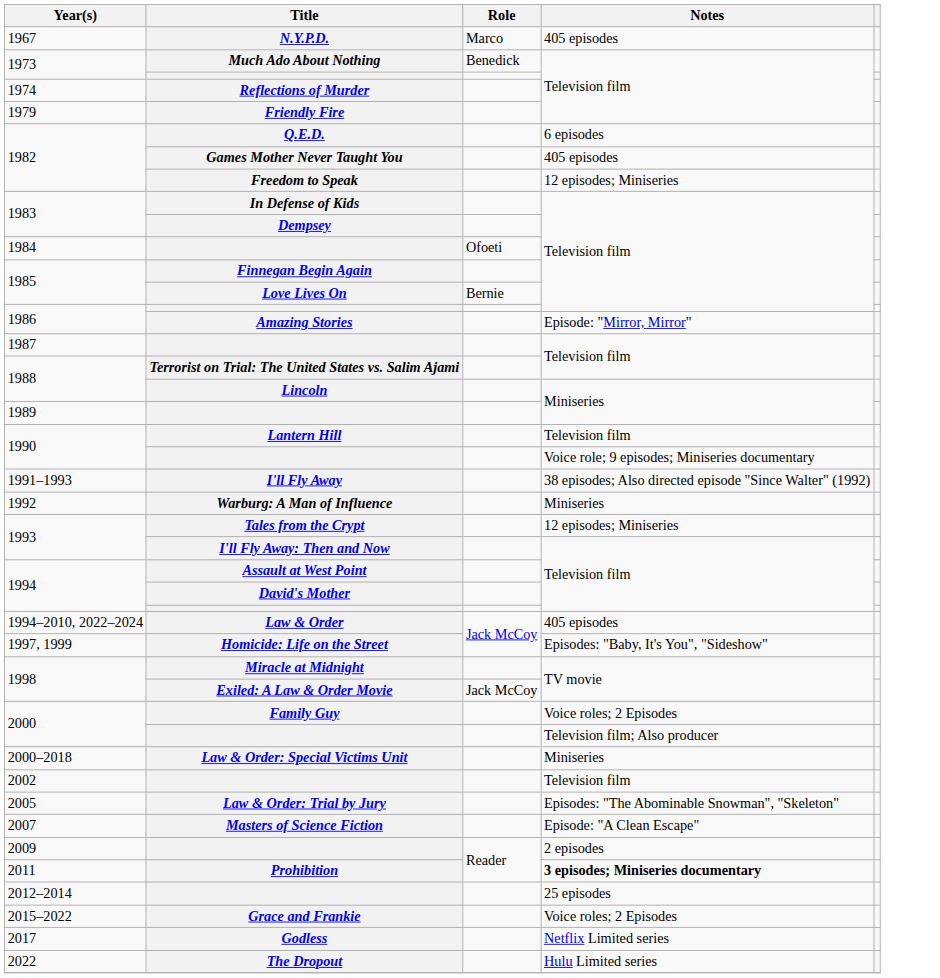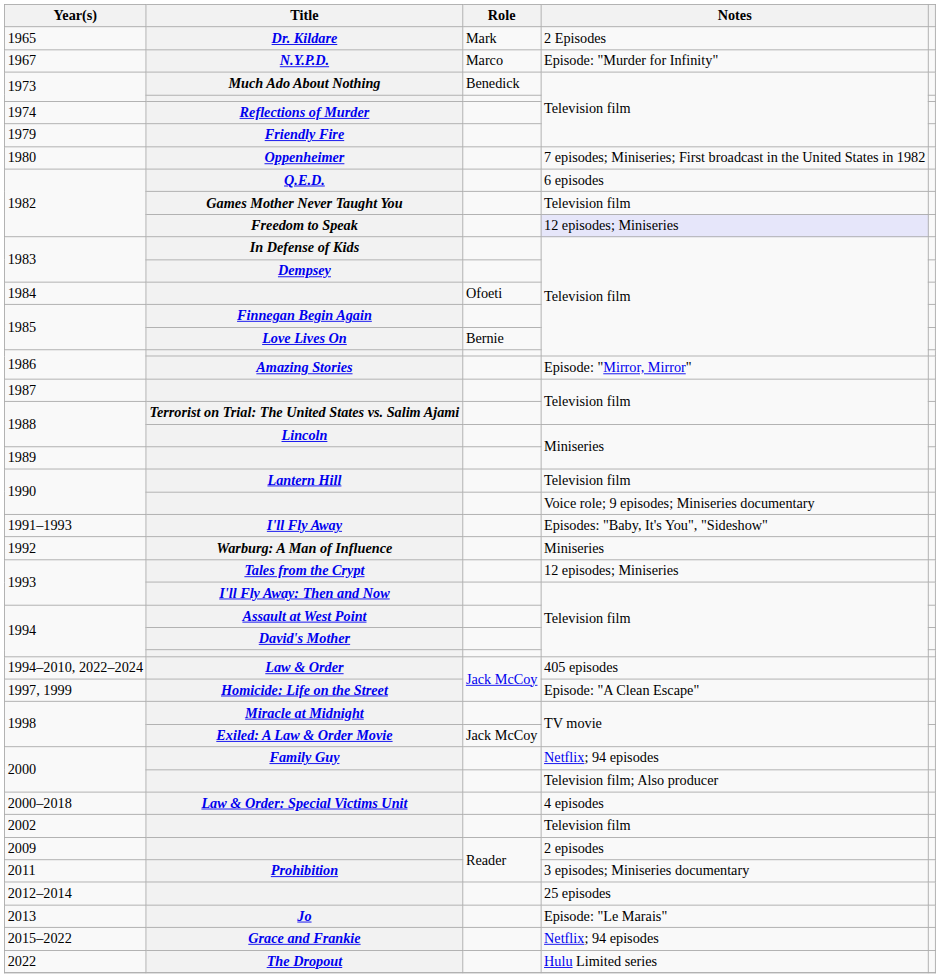+ row: (22, 38)
(581, 38) 405 episodes -> (631, 60) Episode: "Murder for Infinity"
+ row: (22, 157)
(581, 157) 405 episodes -> (587, 203) Television film
(611, 180) no background -> (611, 225) lavender background
(707, 480) 38 episodes; Also directed episode "Since Walter" (1992) -> (656, 525) Episodes: "Baby, It's You", "Sideshow"
(656, 645) Episodes: "Baby, It's You", "Sideshow" -> (622, 690) Episode: "A Clean Escape"
(611, 712) Voice roles; 2 Episodes -> (601, 758) Netflix; 94 episodes
(574, 758) Miniseries -> (574, 803) 4 episodes
- row: (22, 803)
- row: (22, 825)
(653, 871) bold -> (647, 871) normal
+ row: (22, 916)
(611, 916) Voice roles; 2 Episodes -> (601, 938) Netflix; 94 episodes
- row: (22, 938)
